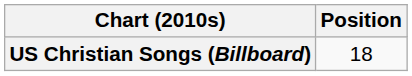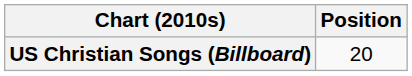(361, 53) 18 -> (361, 53) 20
